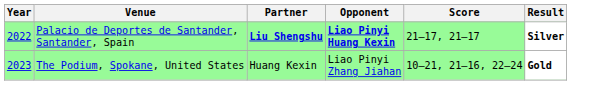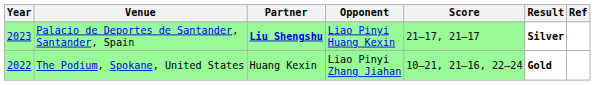+ column: (578, 13)
(19, 36) 2022 -> (19, 36) 2023
(361, 36) bold -> (361, 36) normal
(19, 65) 2023 -> (19, 65) 2022
